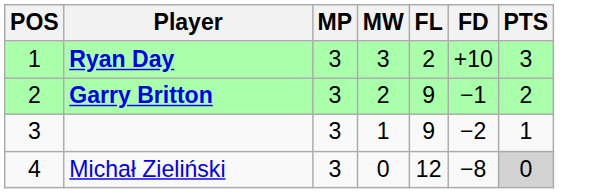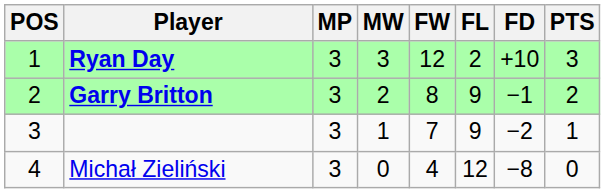+ column: (432, 22)
(526, 168) lightgrey background -> (572, 168) no background
